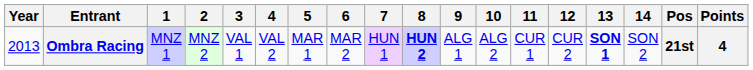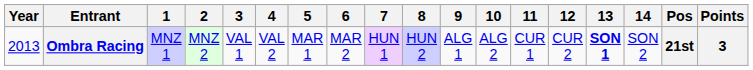(422, 46) bold -> (422, 46) normal
(722, 46) 4 -> (722, 46) 3
